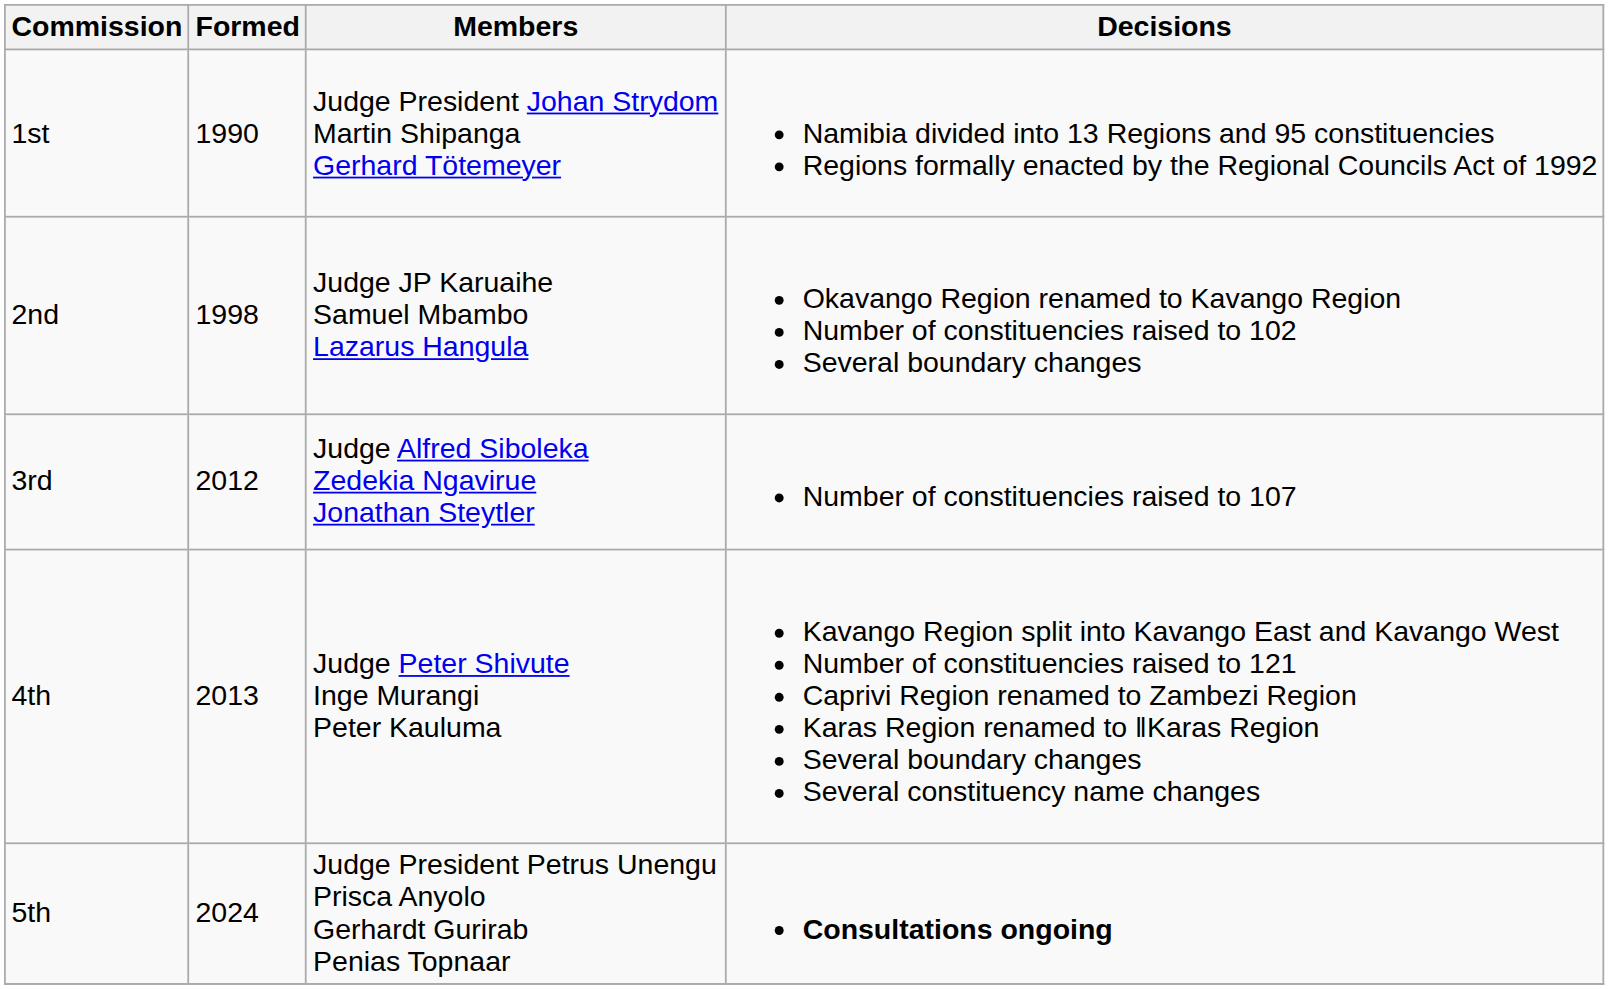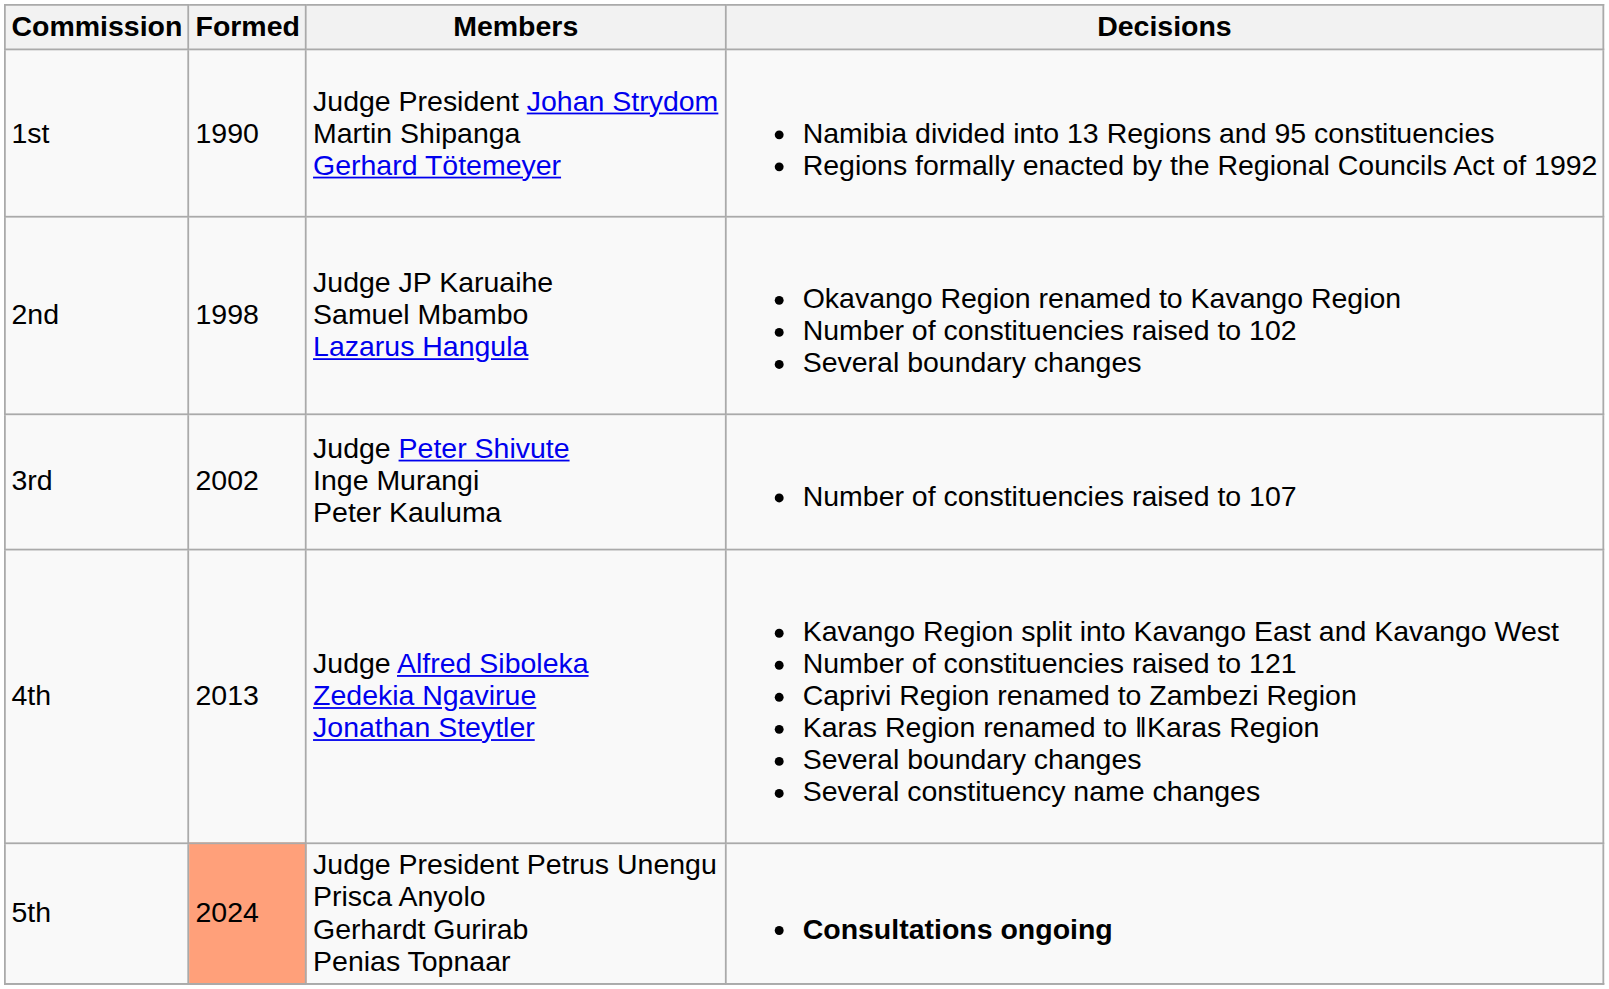(227, 481) 2012 -> (227, 481) 2002
(451, 481) Judge Alfred Siboleka Zedekia Ngavirue Jonathan Steytler -> (441, 481) Judge Peter Shivute Inge Murangi Peter Kauluma
(441, 695) Judge Peter Shivute Inge Murangi Peter Kauluma -> (451, 695) Judge Alfred Siboleka Zedekia Ngavirue Jonathan Steytler
(227, 913) no background -> (227, 913) lightsalmon background
